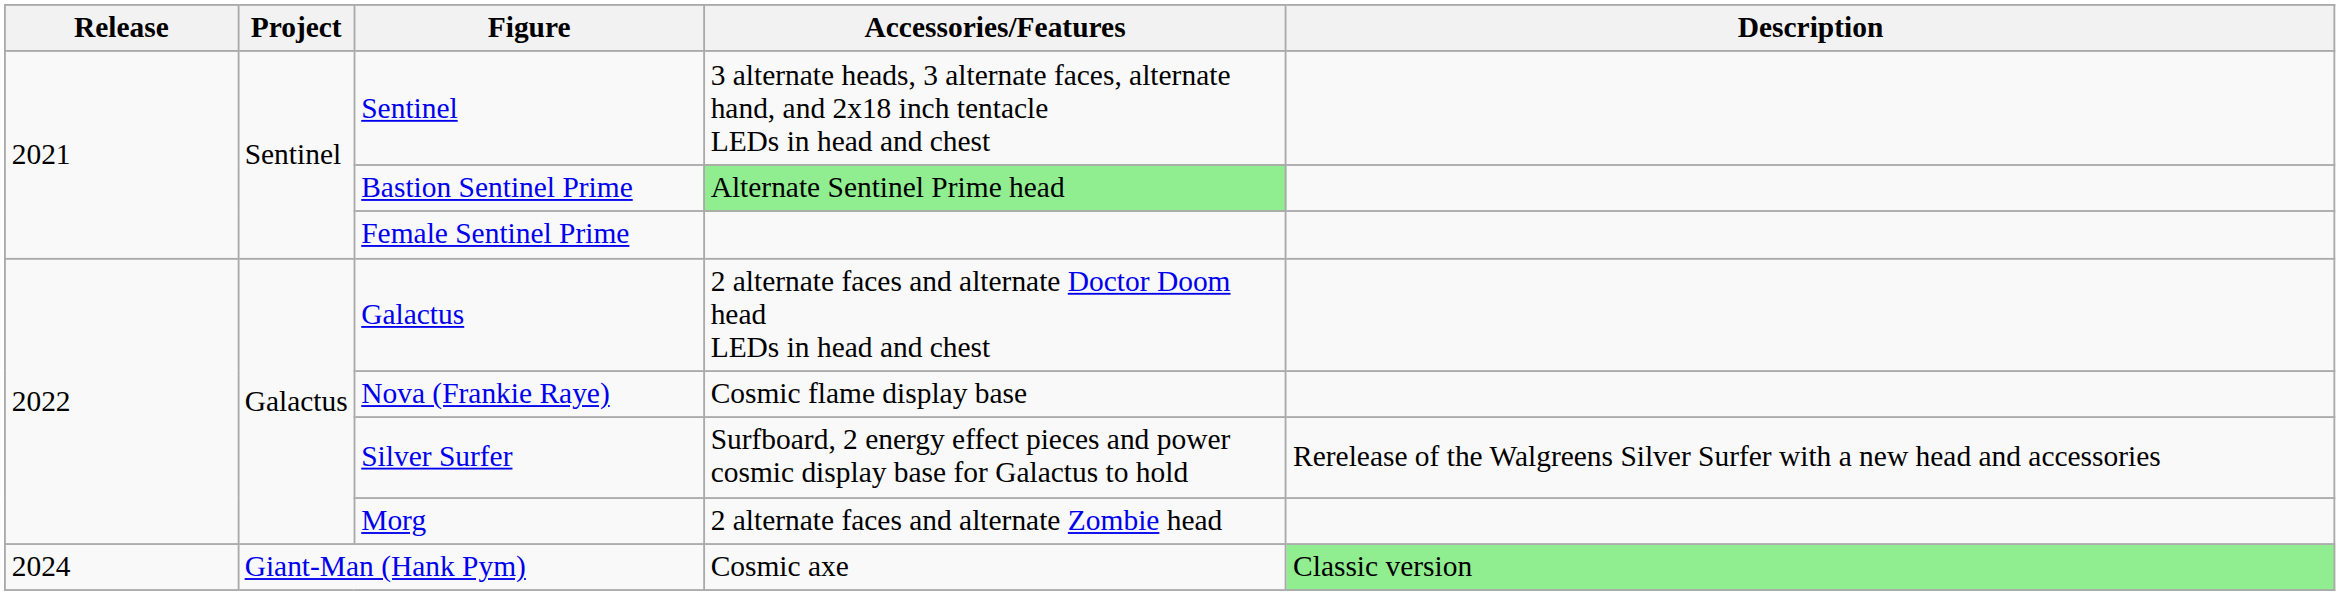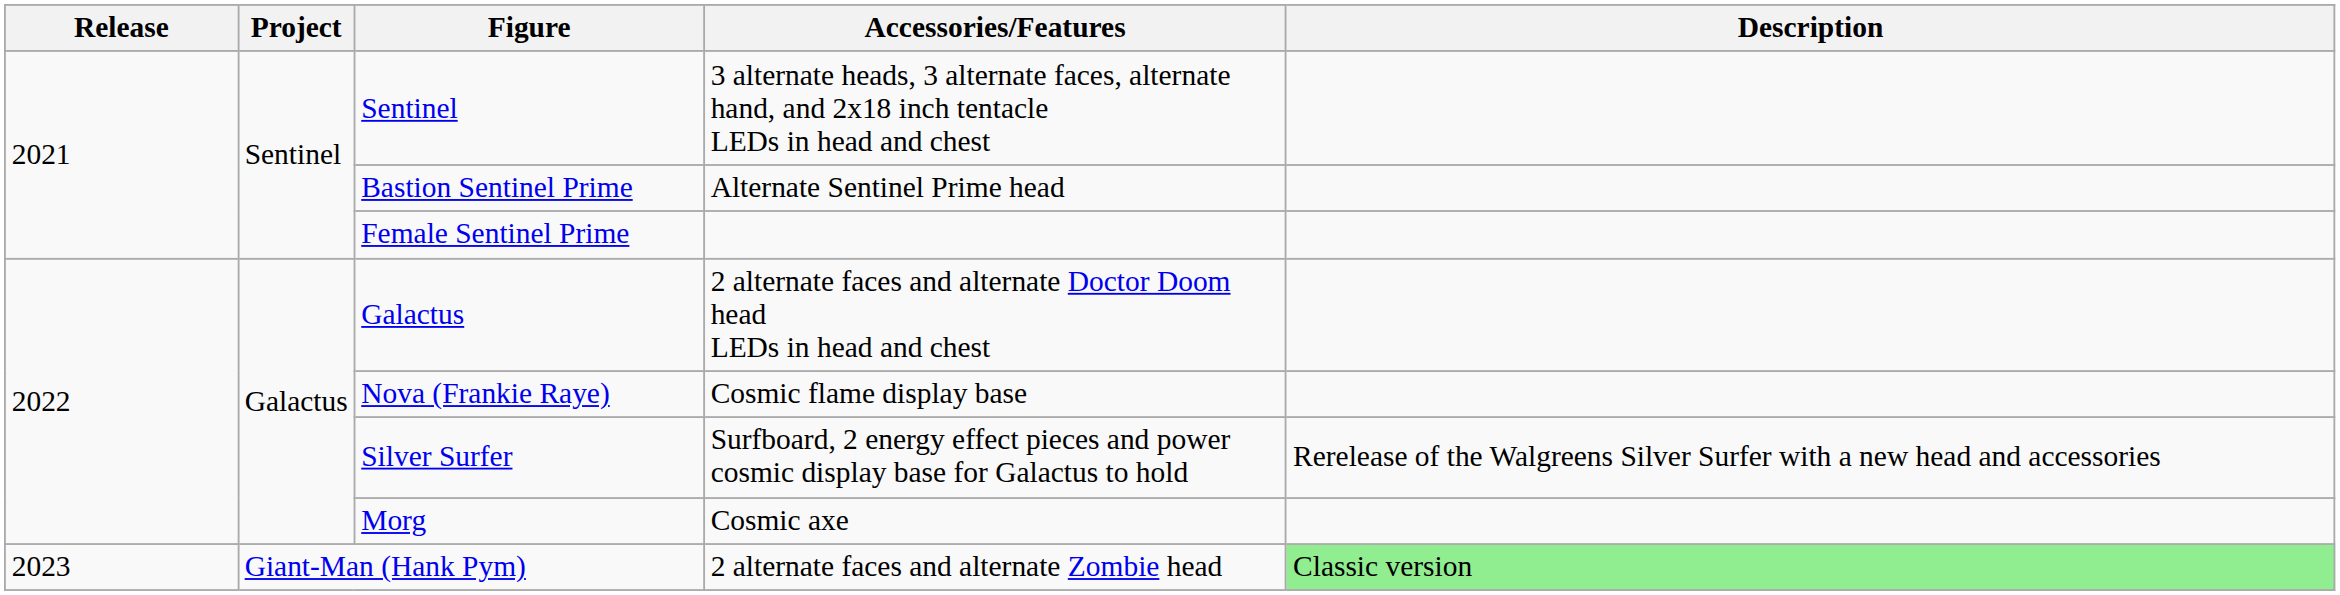(888, 187) lightgreen background -> (888, 187) no background
(966, 520) 2 alternate faces and alternate Zombie head -> (780, 520) Cosmic axe
(41, 566) 2024 -> (41, 566) 2023
(780, 566) Cosmic axe -> (966, 566) 2 alternate faces and alternate Zombie head
